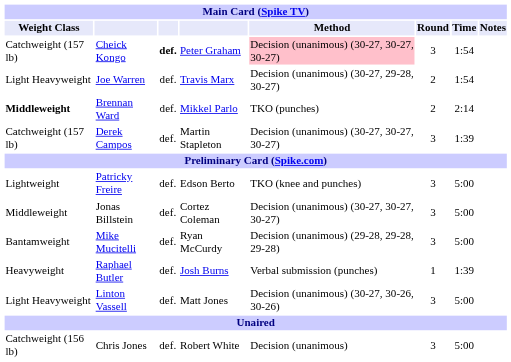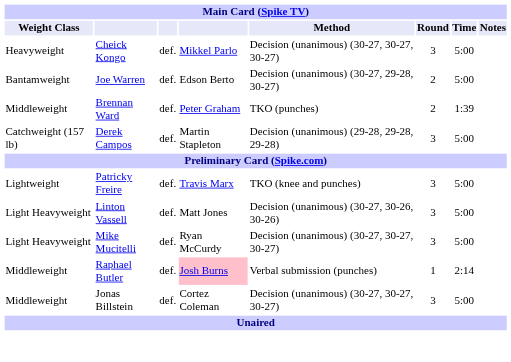(45, 50) Catchweight (157 lb) -> (35, 50) Heavyweight
(168, 50) bold -> (168, 50) normal
(210, 50) Peter Graham -> (208, 50) Mikkel Parlo
(332, 50) pink background -> (332, 50) no background
(464, 50) 1:54 -> (464, 50) 5:00
(48, 80) Light Heavyweight -> (38, 80) Bantamweight
(207, 80) Travis Marx -> (207, 80) Edson Berto
(464, 80) 1:54 -> (464, 80) 5:00
(38, 109) bold -> (36, 109) normal
(209, 109) Mikkel Parlo -> (210, 109) Peter Graham
(464, 109) 2:14 -> (464, 109) 1:39
(332, 138) Decision (unanimous) (30-27, 30-27, 30-27) -> (332, 138) Decision (unanimous) (29-28, 29-28, 29-28)
(464, 138) 1:39 -> (464, 138) 5:00
(207, 183) Edson Berto -> (207, 183) Travis Marx
rows swapped: (114, 212) <-> (111, 300)
(38, 242) Bantamweight -> (48, 242) Light Heavyweight
(332, 242) Decision (unanimous) (29-28, 29-28, 29-28) -> (332, 242) Decision (unanimous) (30-27, 30-27, 30-27)
(35, 271) Heavyweight -> (36, 271) Middleweight
(204, 271) no background -> (204, 271) pink background
(464, 271) 1:39 -> (464, 271) 2:14
- row: (121, 345)
